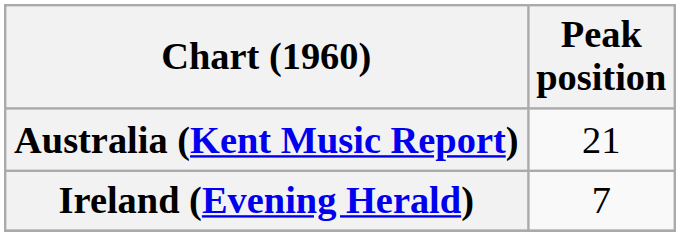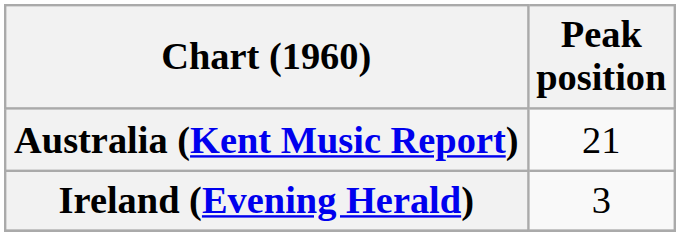(601, 199) 7 -> (601, 199) 3
